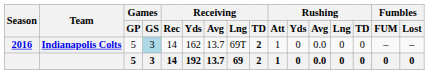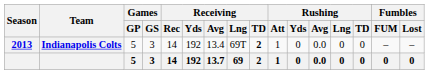(22, 45) 2016 -> (22, 45) 2013
(152, 45) lightblue background -> (152, 45) no background
(193, 45) 162 -> (193, 45) 192
(216, 45) 13.7 -> (216, 45) 13.4
